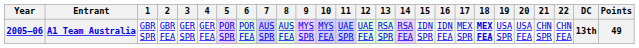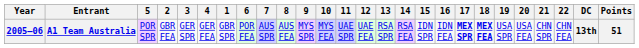columns swapped: (148, 11) <-> (227, 11)
(465, 31) normal -> (465, 31) bold
(616, 31) 49 -> (616, 31) 51
